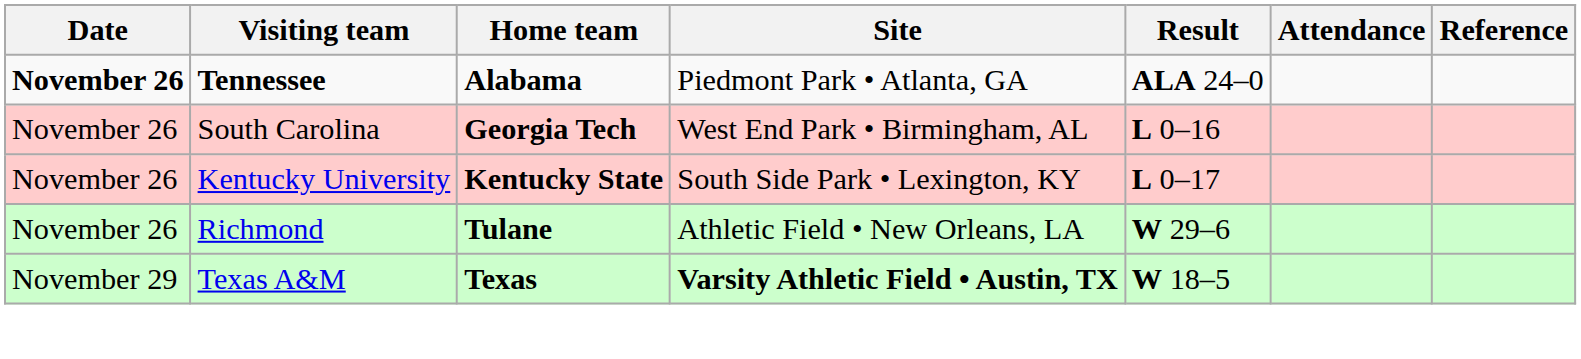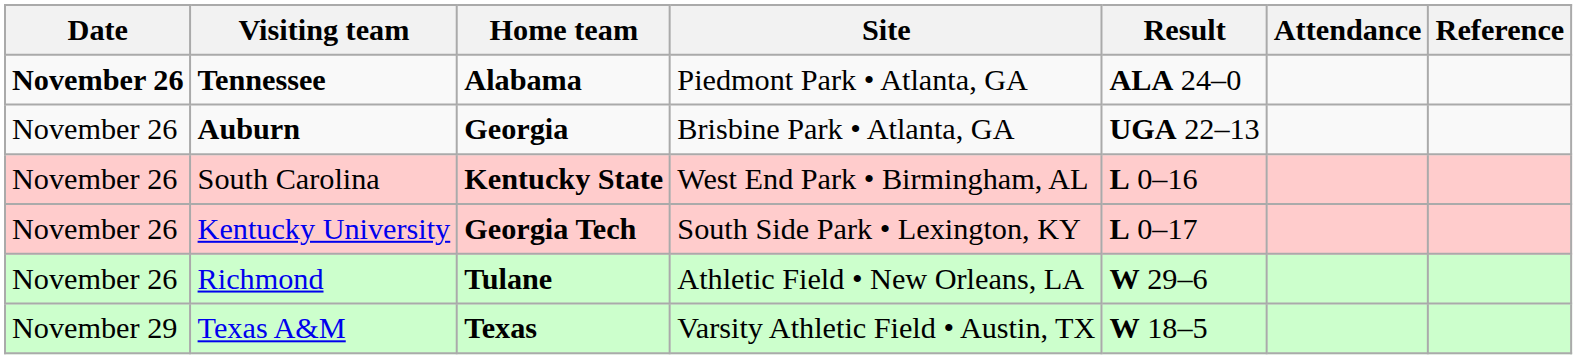+ row: (249, 129)
(550, 129) Georgia Tech -> (564, 179) Kentucky State
(564, 179) Kentucky State -> (550, 229) Georgia Tech
(898, 278) bold -> (886, 328) normal
